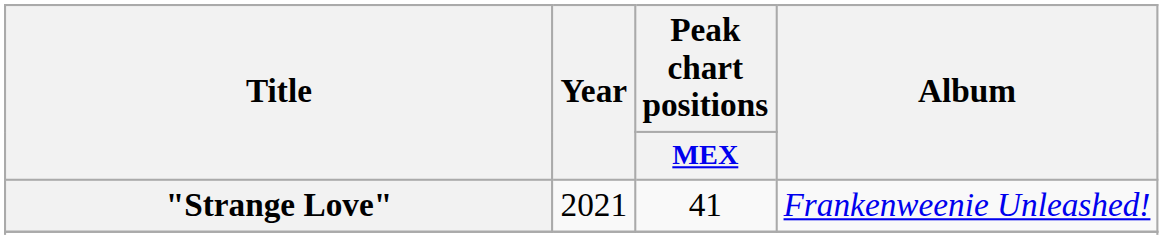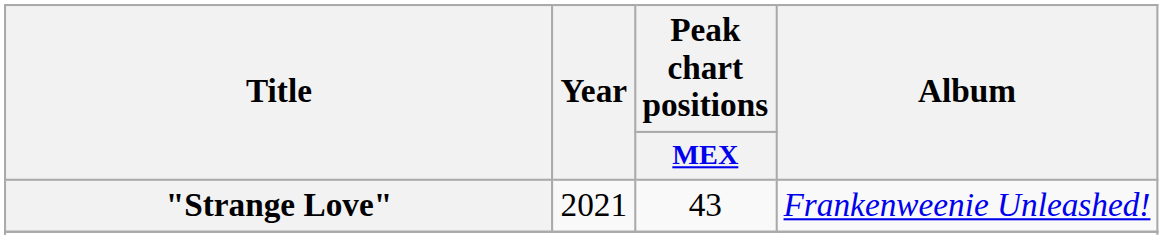(705, 205) 41 -> (705, 205) 43
